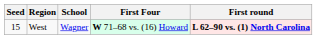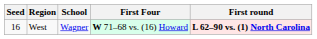(16, 27) 15 -> (16, 27) 16
